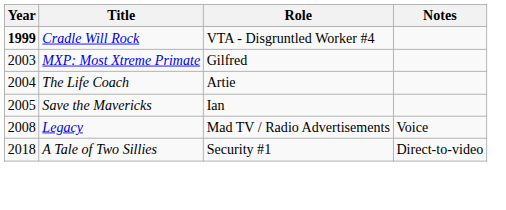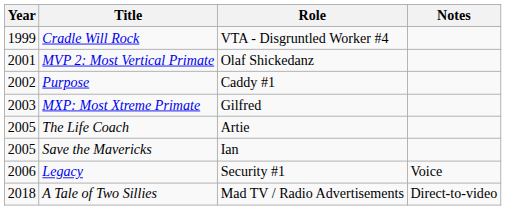(22, 37) bold -> (22, 37) normal
+ row: (128, 60)
+ row: (66, 82)
(22, 82) 2004 -> (22, 127) 2005
(22, 127) 2008 -> (22, 171) 2006
(298, 127) Mad TV / Radio Advertisements -> (253, 171) Security #1
(239, 149) Security #1 -> (312, 194) Mad TV / Radio Advertisements
